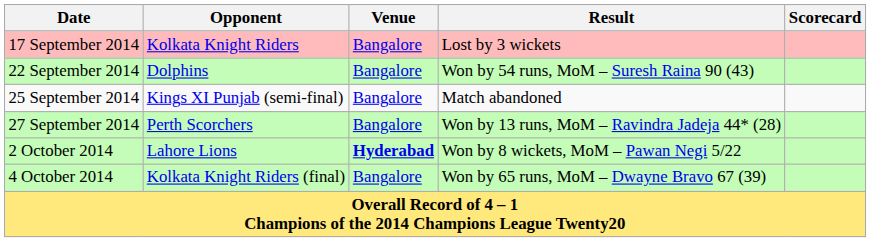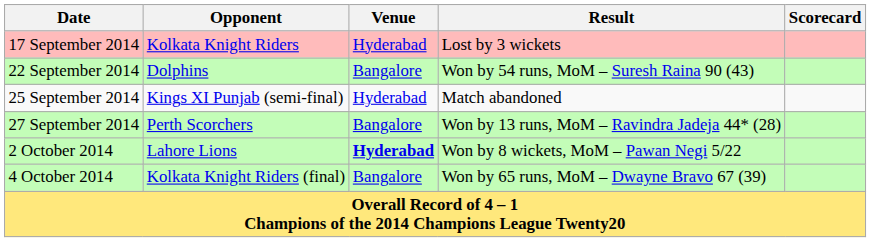(387, 44) Bangalore -> (390, 44) Hyderabad
(387, 97) Bangalore -> (390, 97) Hyderabad
